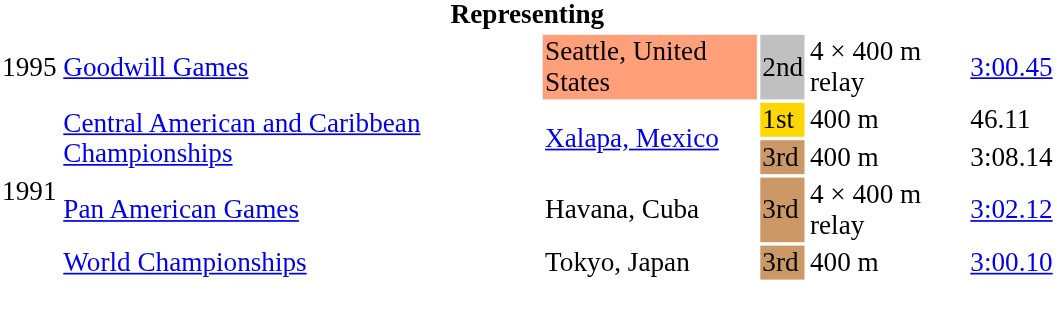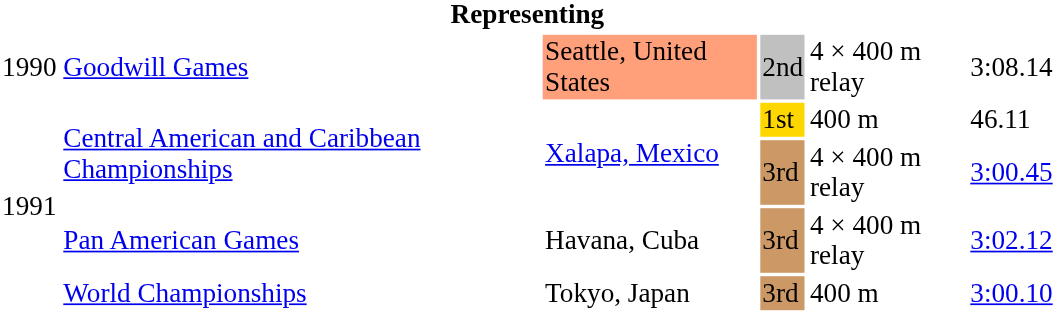(29, 66) 1995 -> (29, 66) 1990
(1011, 66) 3:00.45 -> (1011, 66) 3:08.14
(844, 156) 400 m -> (866, 172) 4 × 400 m relay
(1011, 156) 3:08.14 -> (1011, 172) 3:00.45
